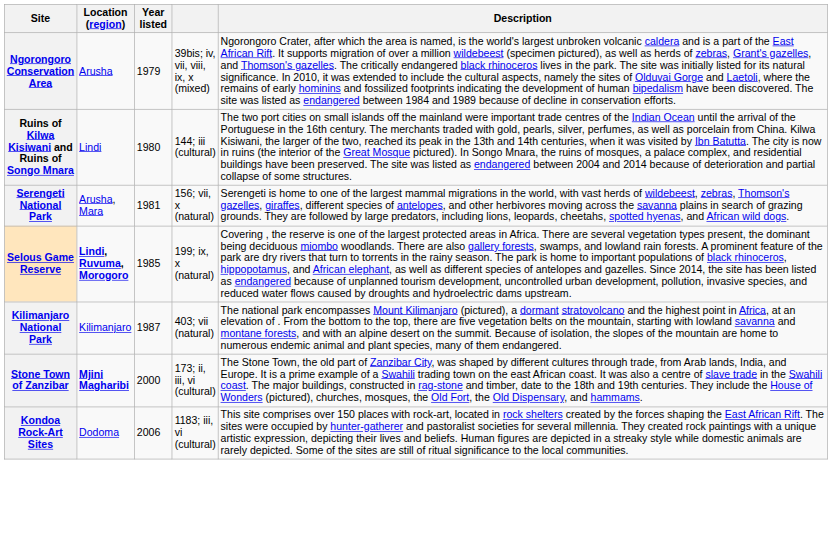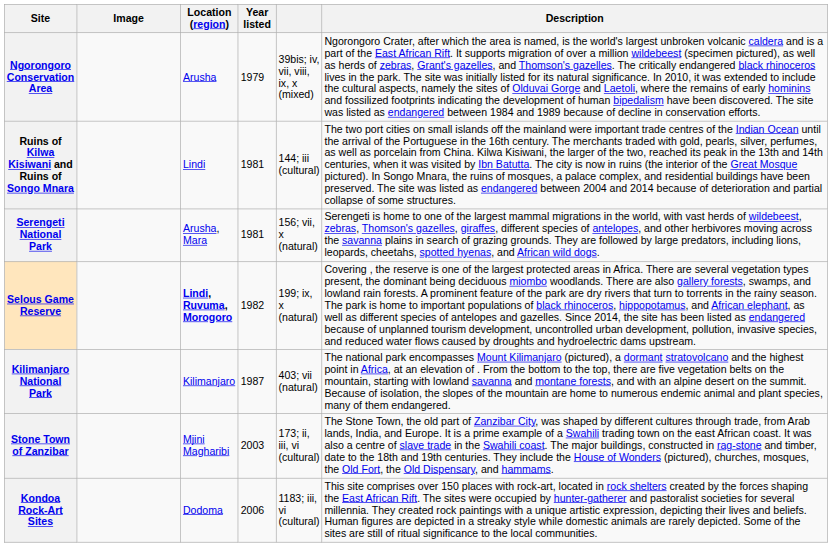+ column: (129, 18)
(149, 147) 1980 -> (252, 165) 1981
(149, 264) 1985 -> (252, 305) 1982
(104, 380) bold -> (206, 445) normal
(149, 380) 2000 -> (252, 445) 2003
